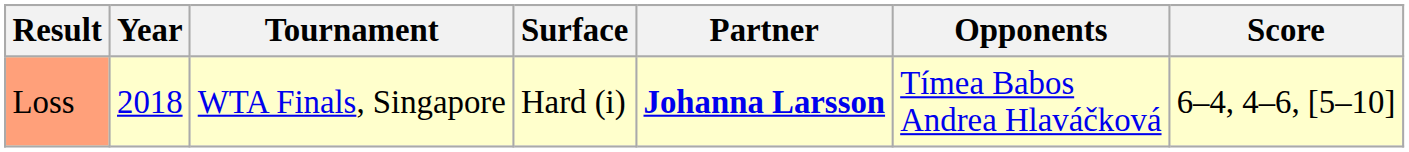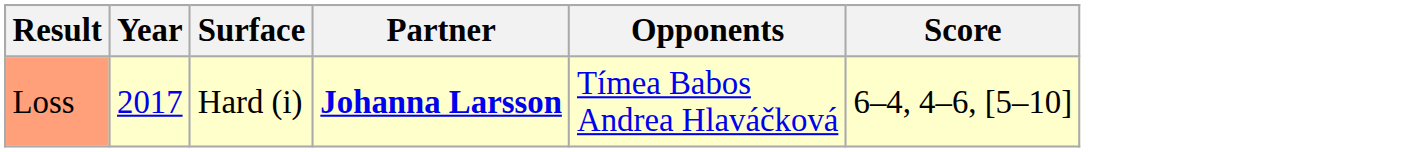- column: (352, 30)
(150, 100) 2018 -> (150, 100) 2017
